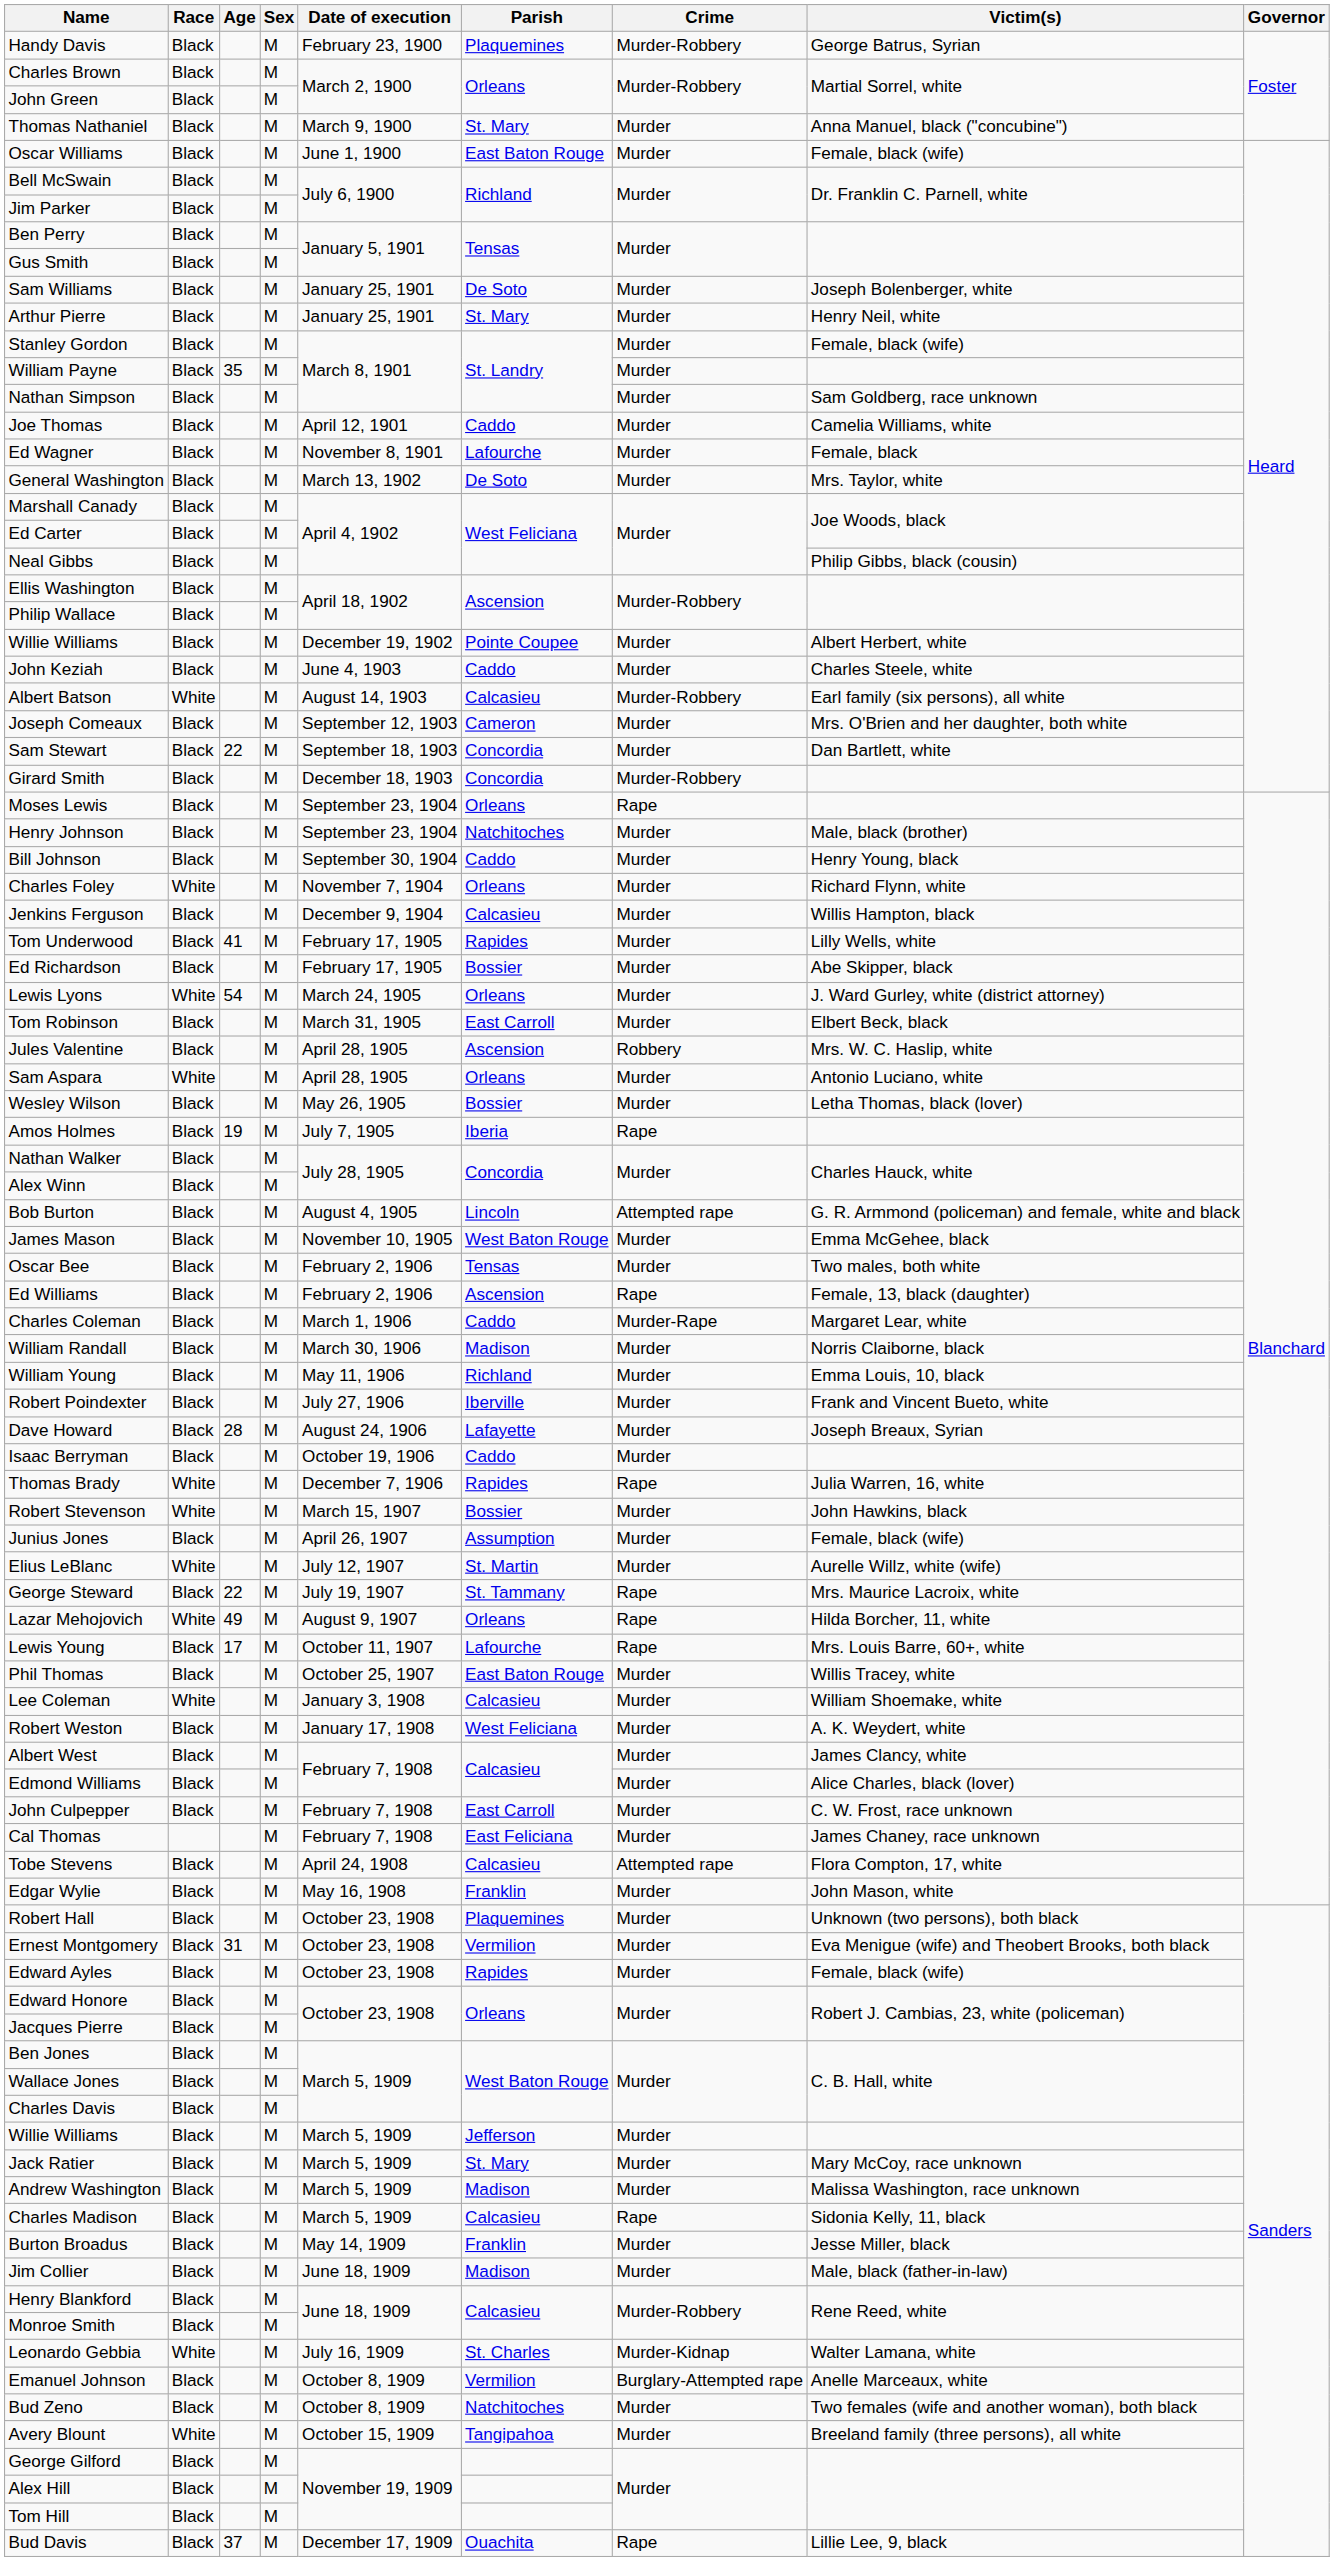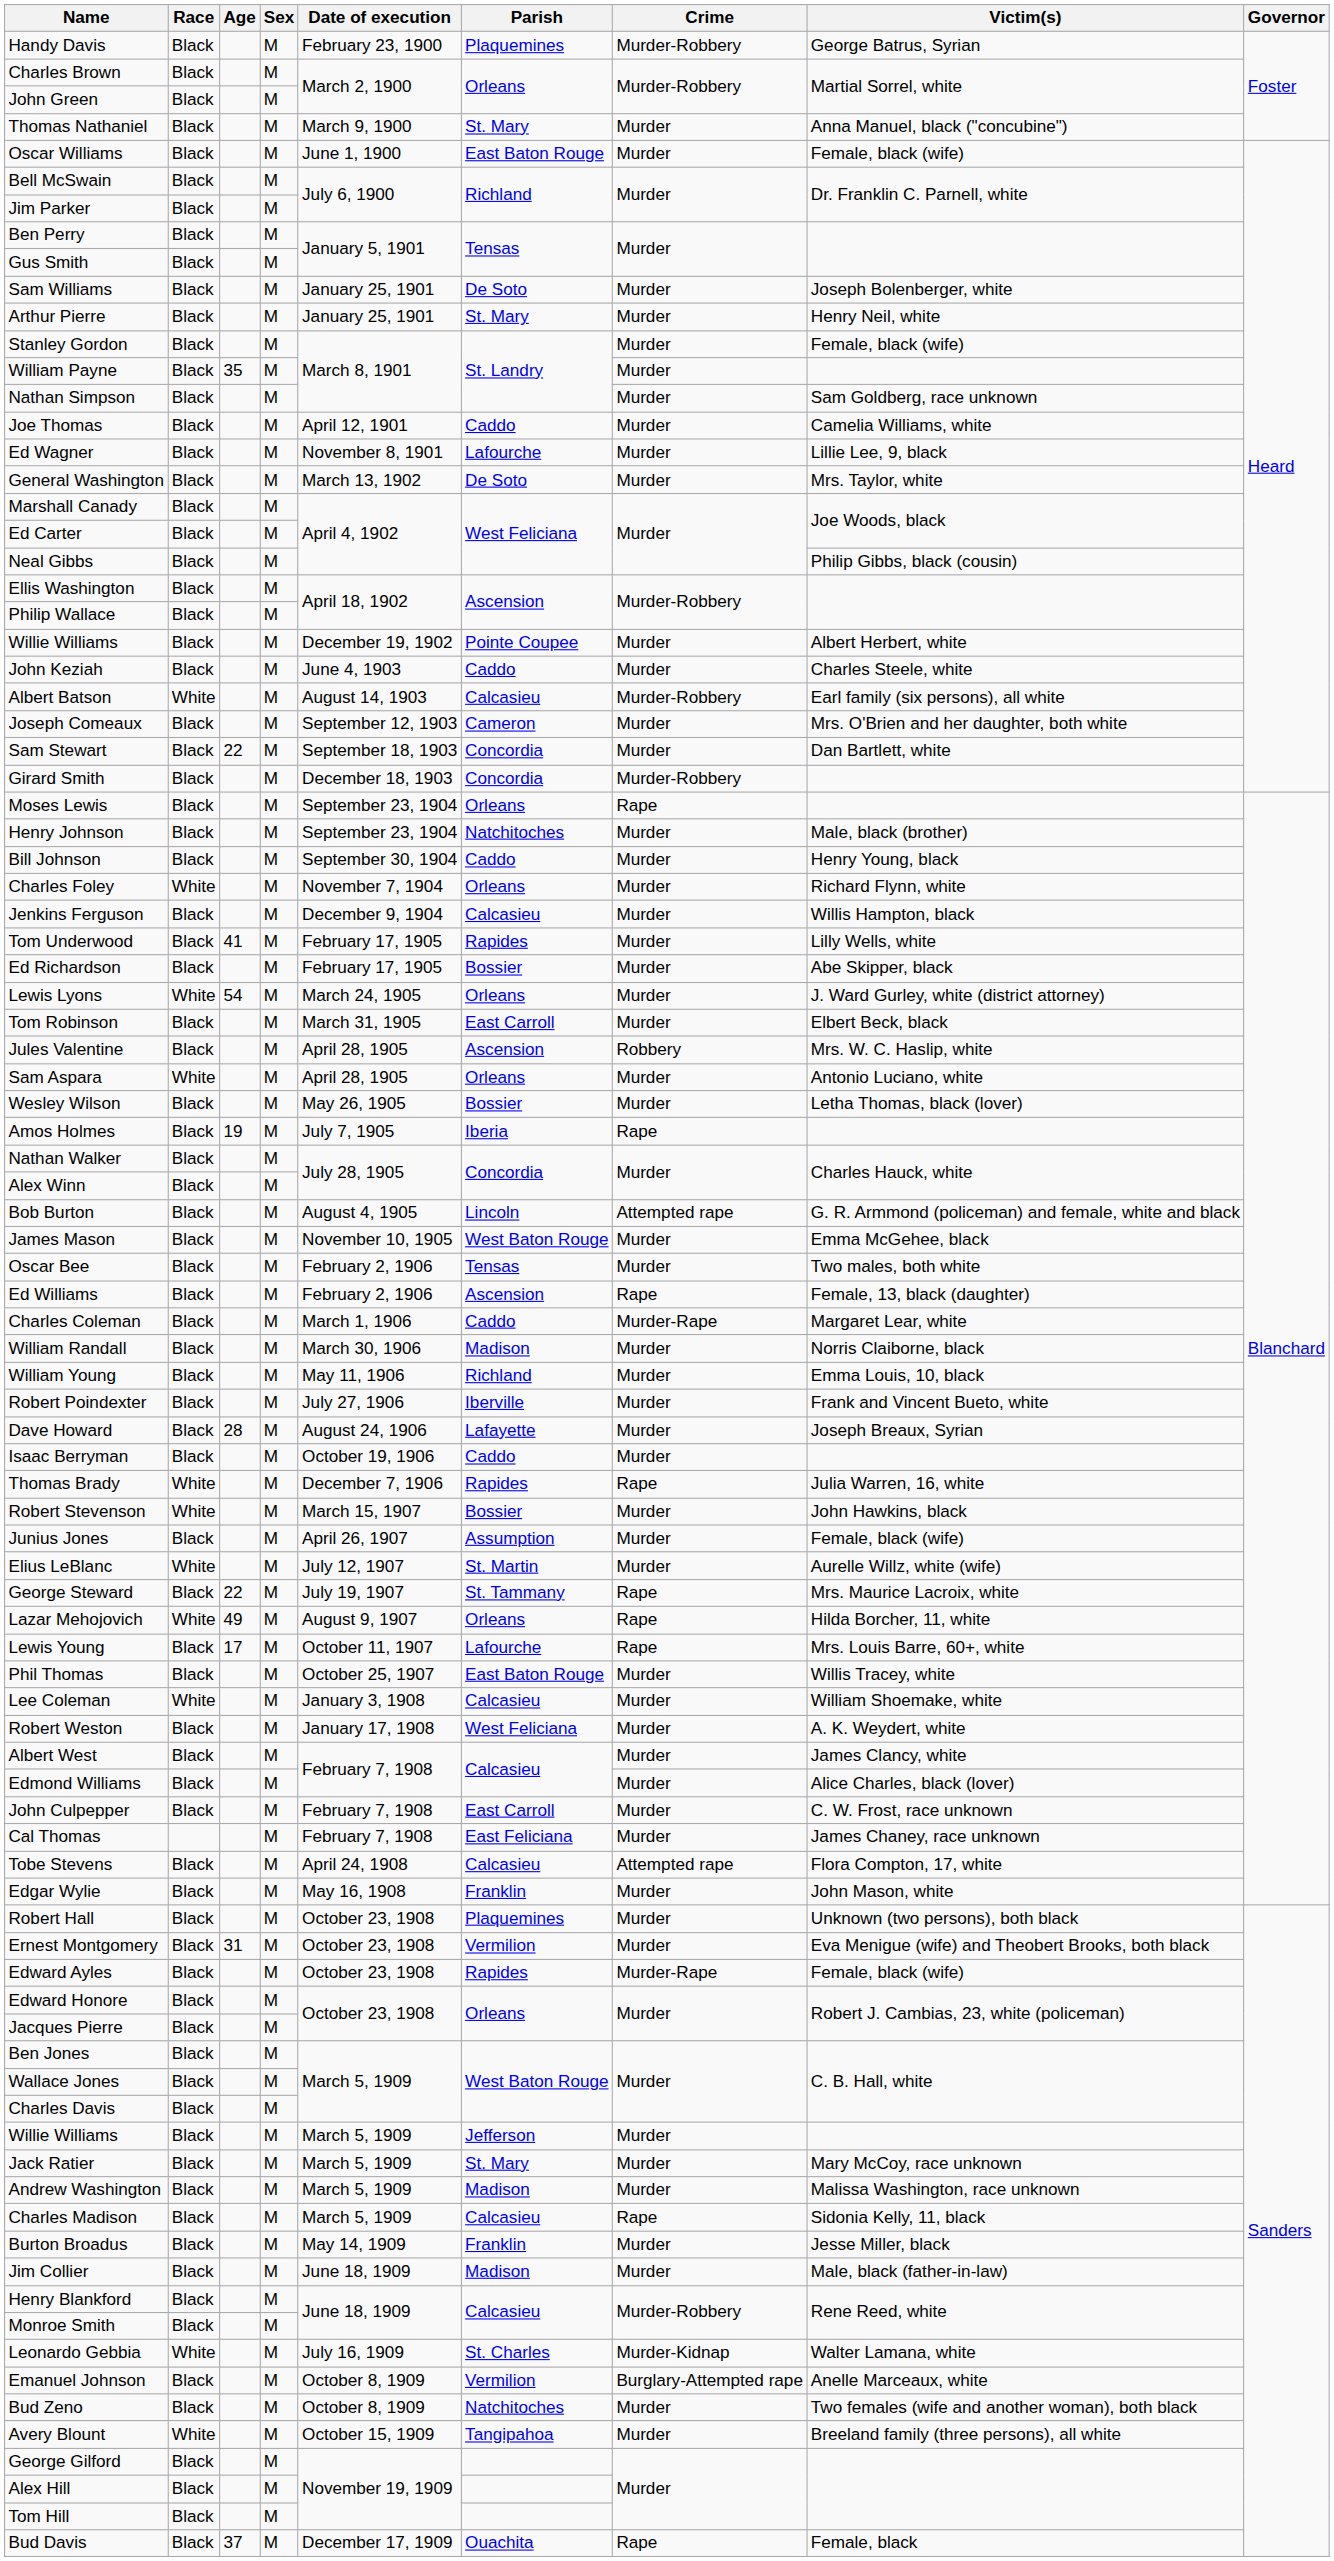(864, 452) Female, black -> (879, 452) Lillie Lee, 9, black
(644, 1972) Murder -> (667, 1972) Murder-Rape
(879, 2543) Lillie Lee, 9, black -> (864, 2543) Female, black
